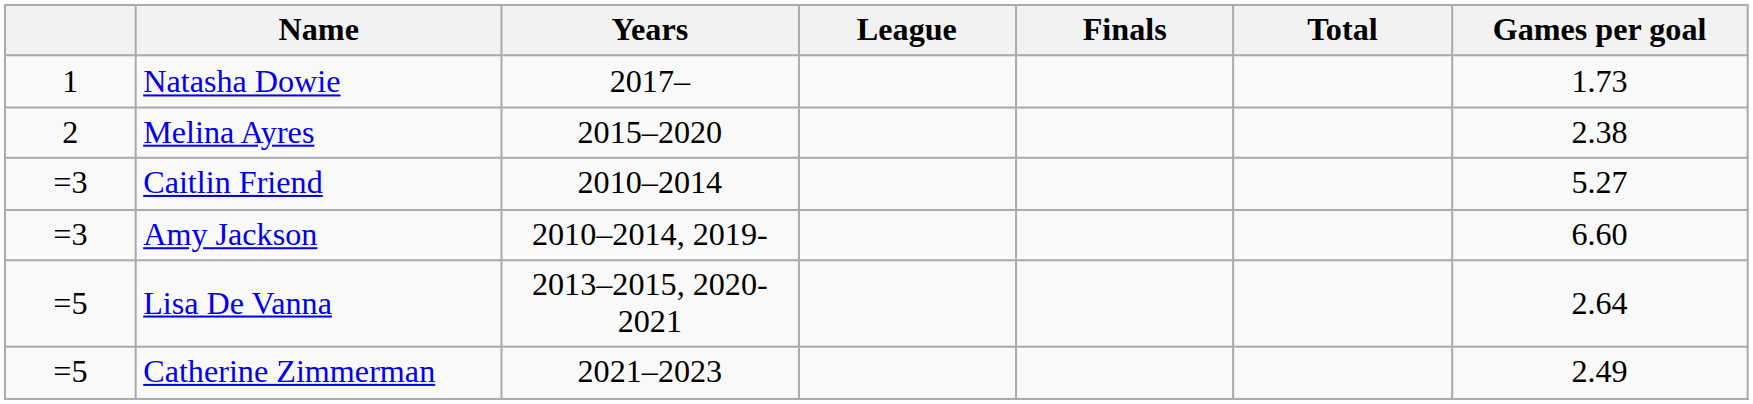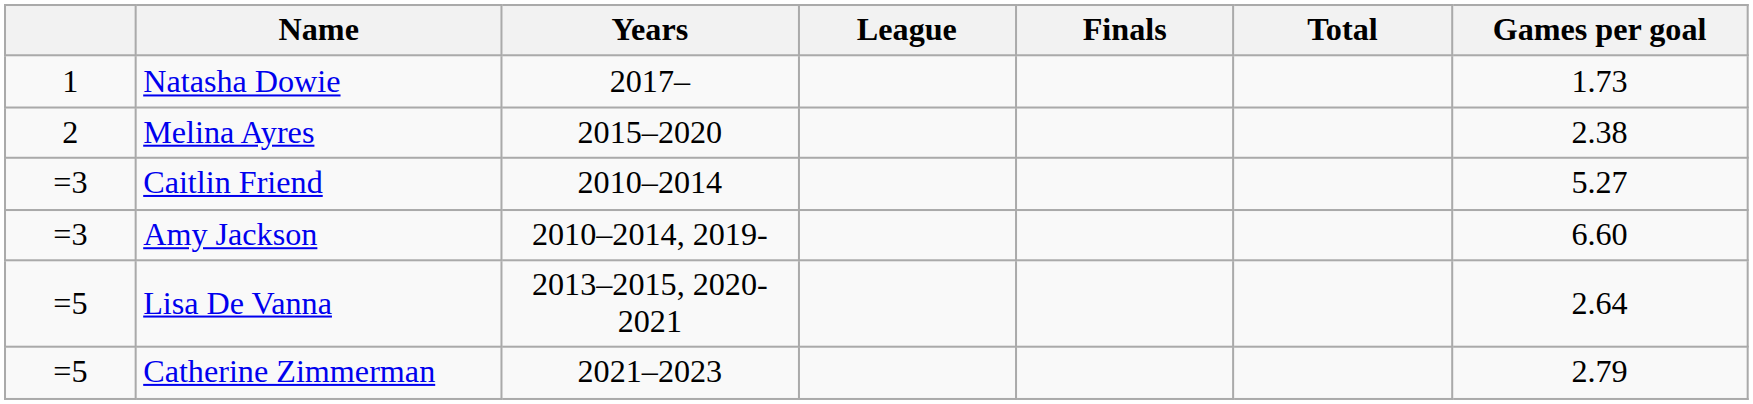(1600, 372) 2.49 -> (1600, 372) 2.79
